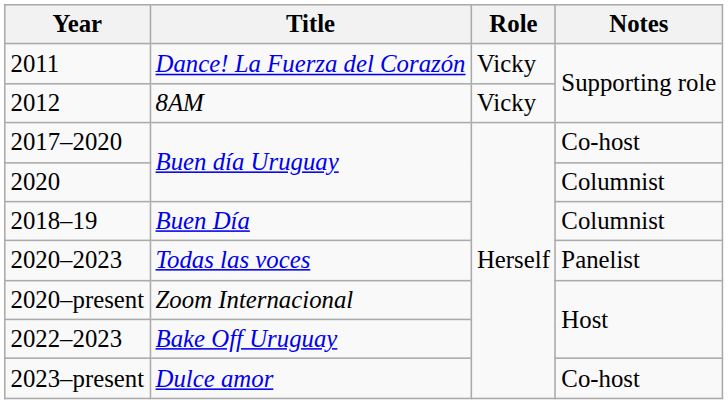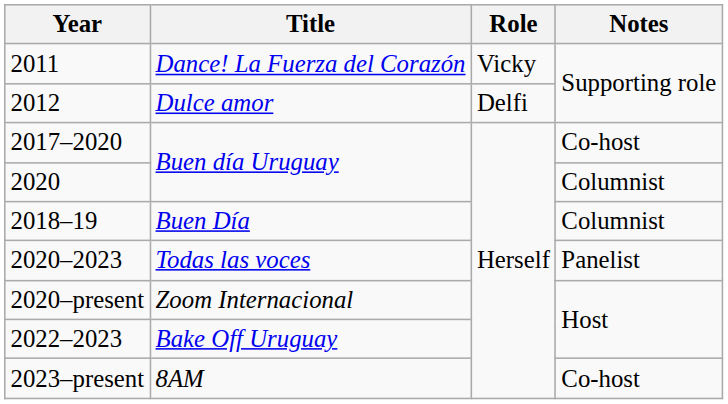(180, 102) 8AM -> (214, 102) Dulce amor
(507, 102) Vicky -> (502, 102) Delfi
(214, 378) Dulce amor -> (180, 378) 8AM
